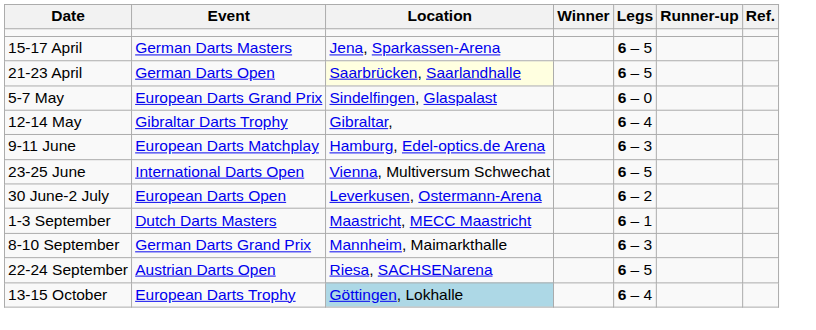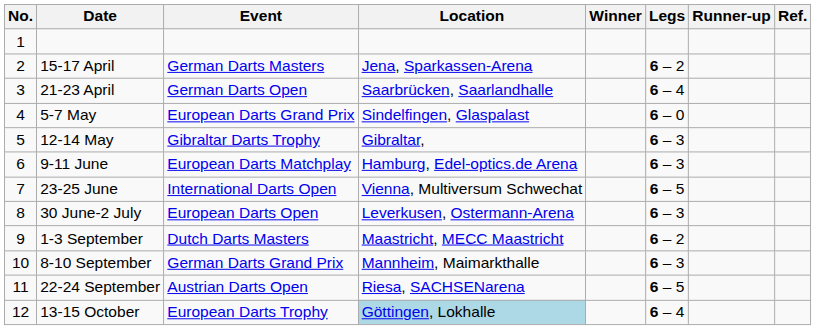+ column: (21, 16)
(635, 48) 6 – 5 -> (667, 66) 6 – 2
(425, 73) lightyellow background -> (457, 90) no background
(635, 73) 6 – 5 -> (667, 90) 6 – 4
(635, 122) 6 – 4 -> (667, 139) 6 – 3
(635, 196) 6 – 2 -> (667, 213) 6 – 3
(635, 220) 6 – 1 -> (667, 238) 6 – 2
